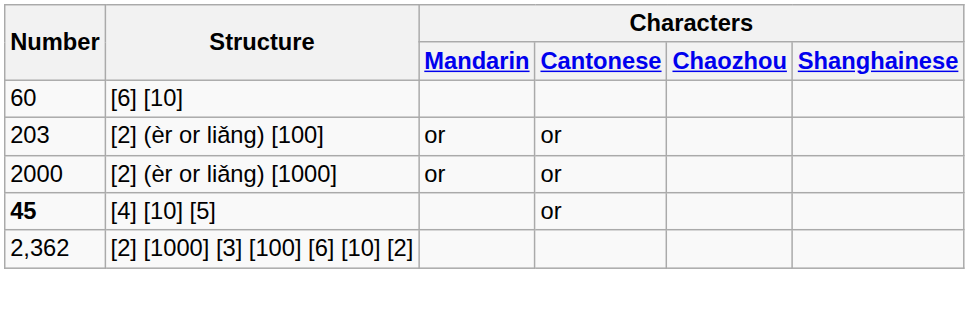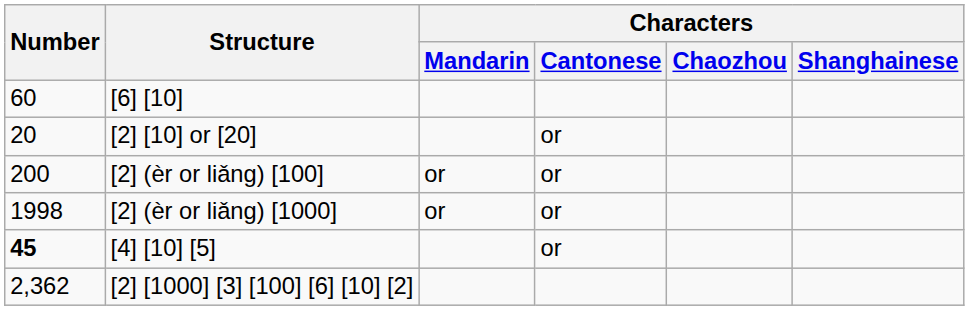+ row: (184, 135)
(30, 135) 203 -> (30, 173) 200
(37, 173) 2000 -> (37, 211) 1998
